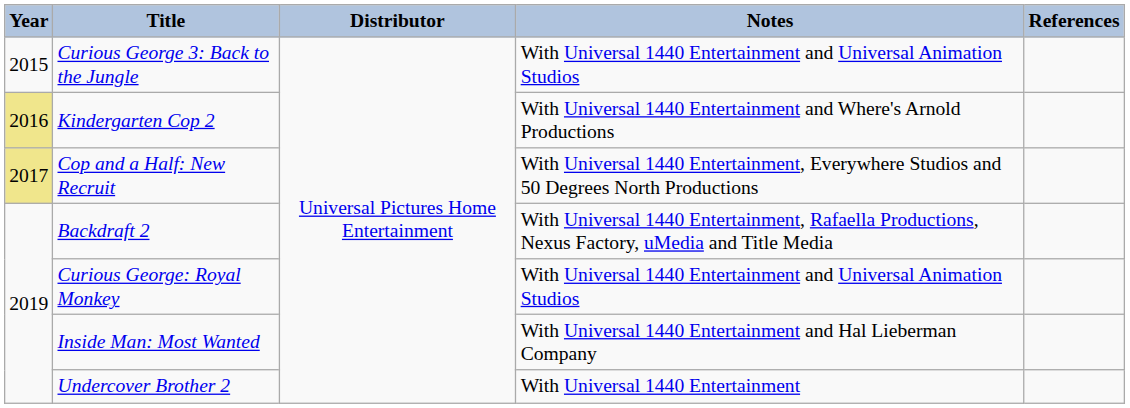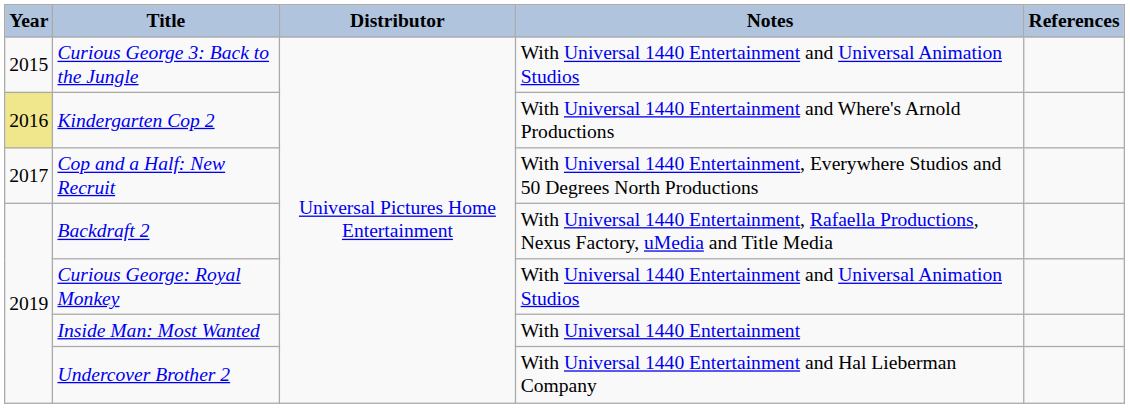(29, 175) khaki background -> (29, 175) no background
(738, 342) With Universal 1440 Entertainment and Hal Lieberman Company -> (660, 330) With Universal 1440 Entertainment
(660, 386) With Universal 1440 Entertainment -> (738, 374) With Universal 1440 Entertainment and Hal Lieberman Company
